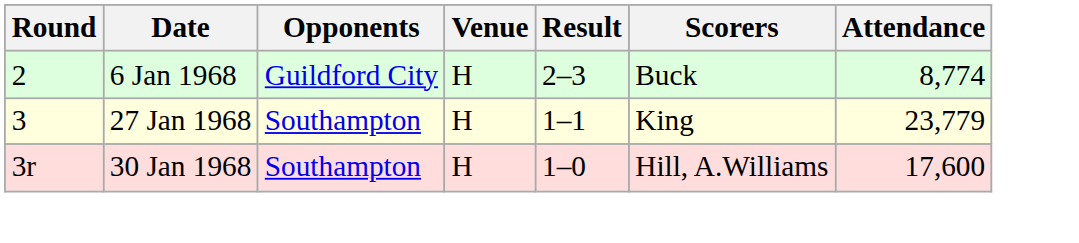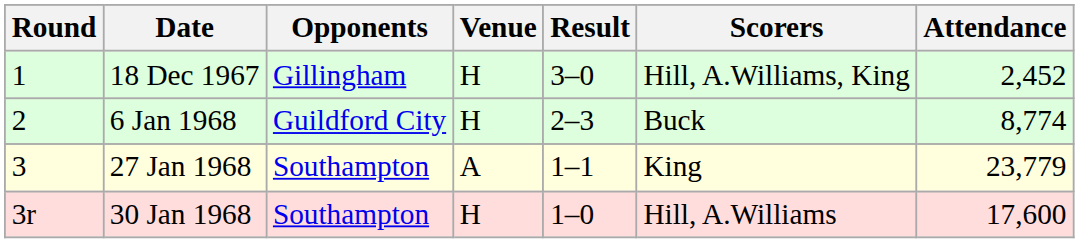+ row: (185, 74)
(462, 120) H -> (470, 167) A
